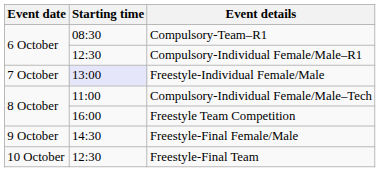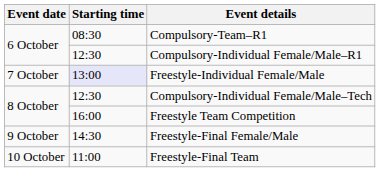(86, 95) 11:00 -> (86, 95) 12:30
(86, 156) 12:30 -> (86, 156) 11:00
